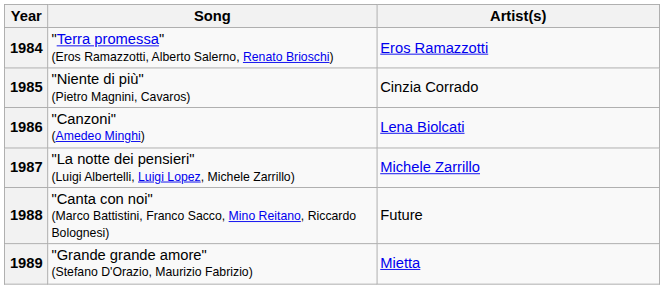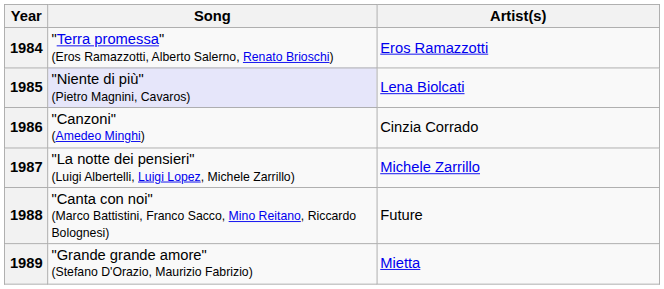(121, 87) no background -> (121, 87) lavender background
(429, 87) Cinzia Corrado -> (422, 87) Lena Biolcati
(422, 127) Lena Biolcati -> (429, 127) Cinzia Corrado
